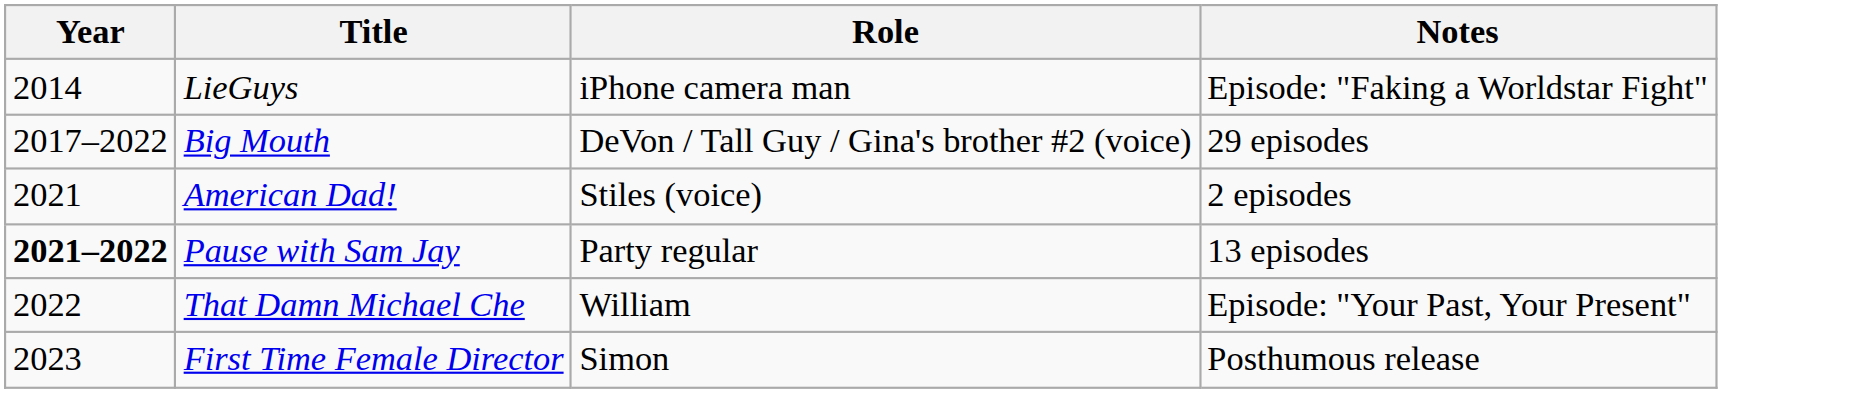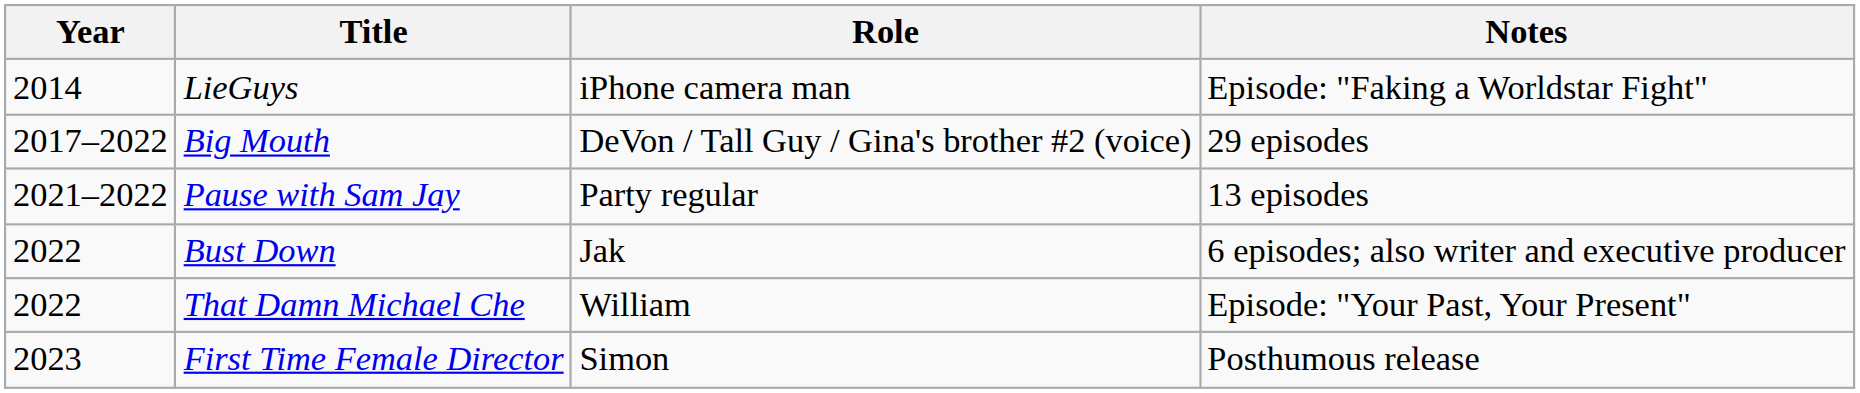- row: (290, 195)
(90, 250) bold -> (90, 195) normal
+ row: (260, 250)
